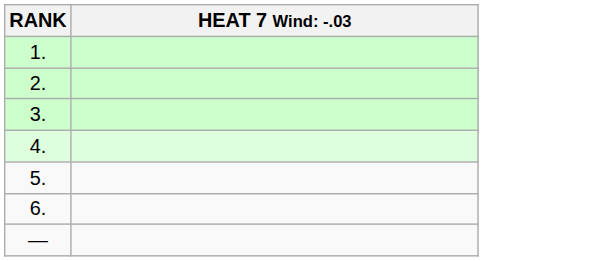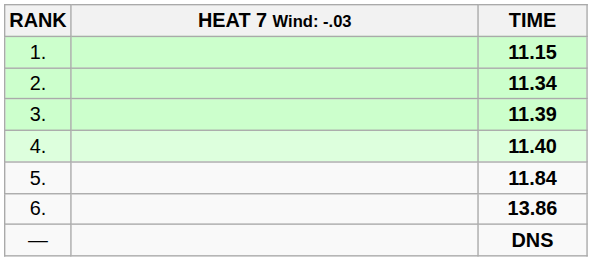+ column: (532, 21)
